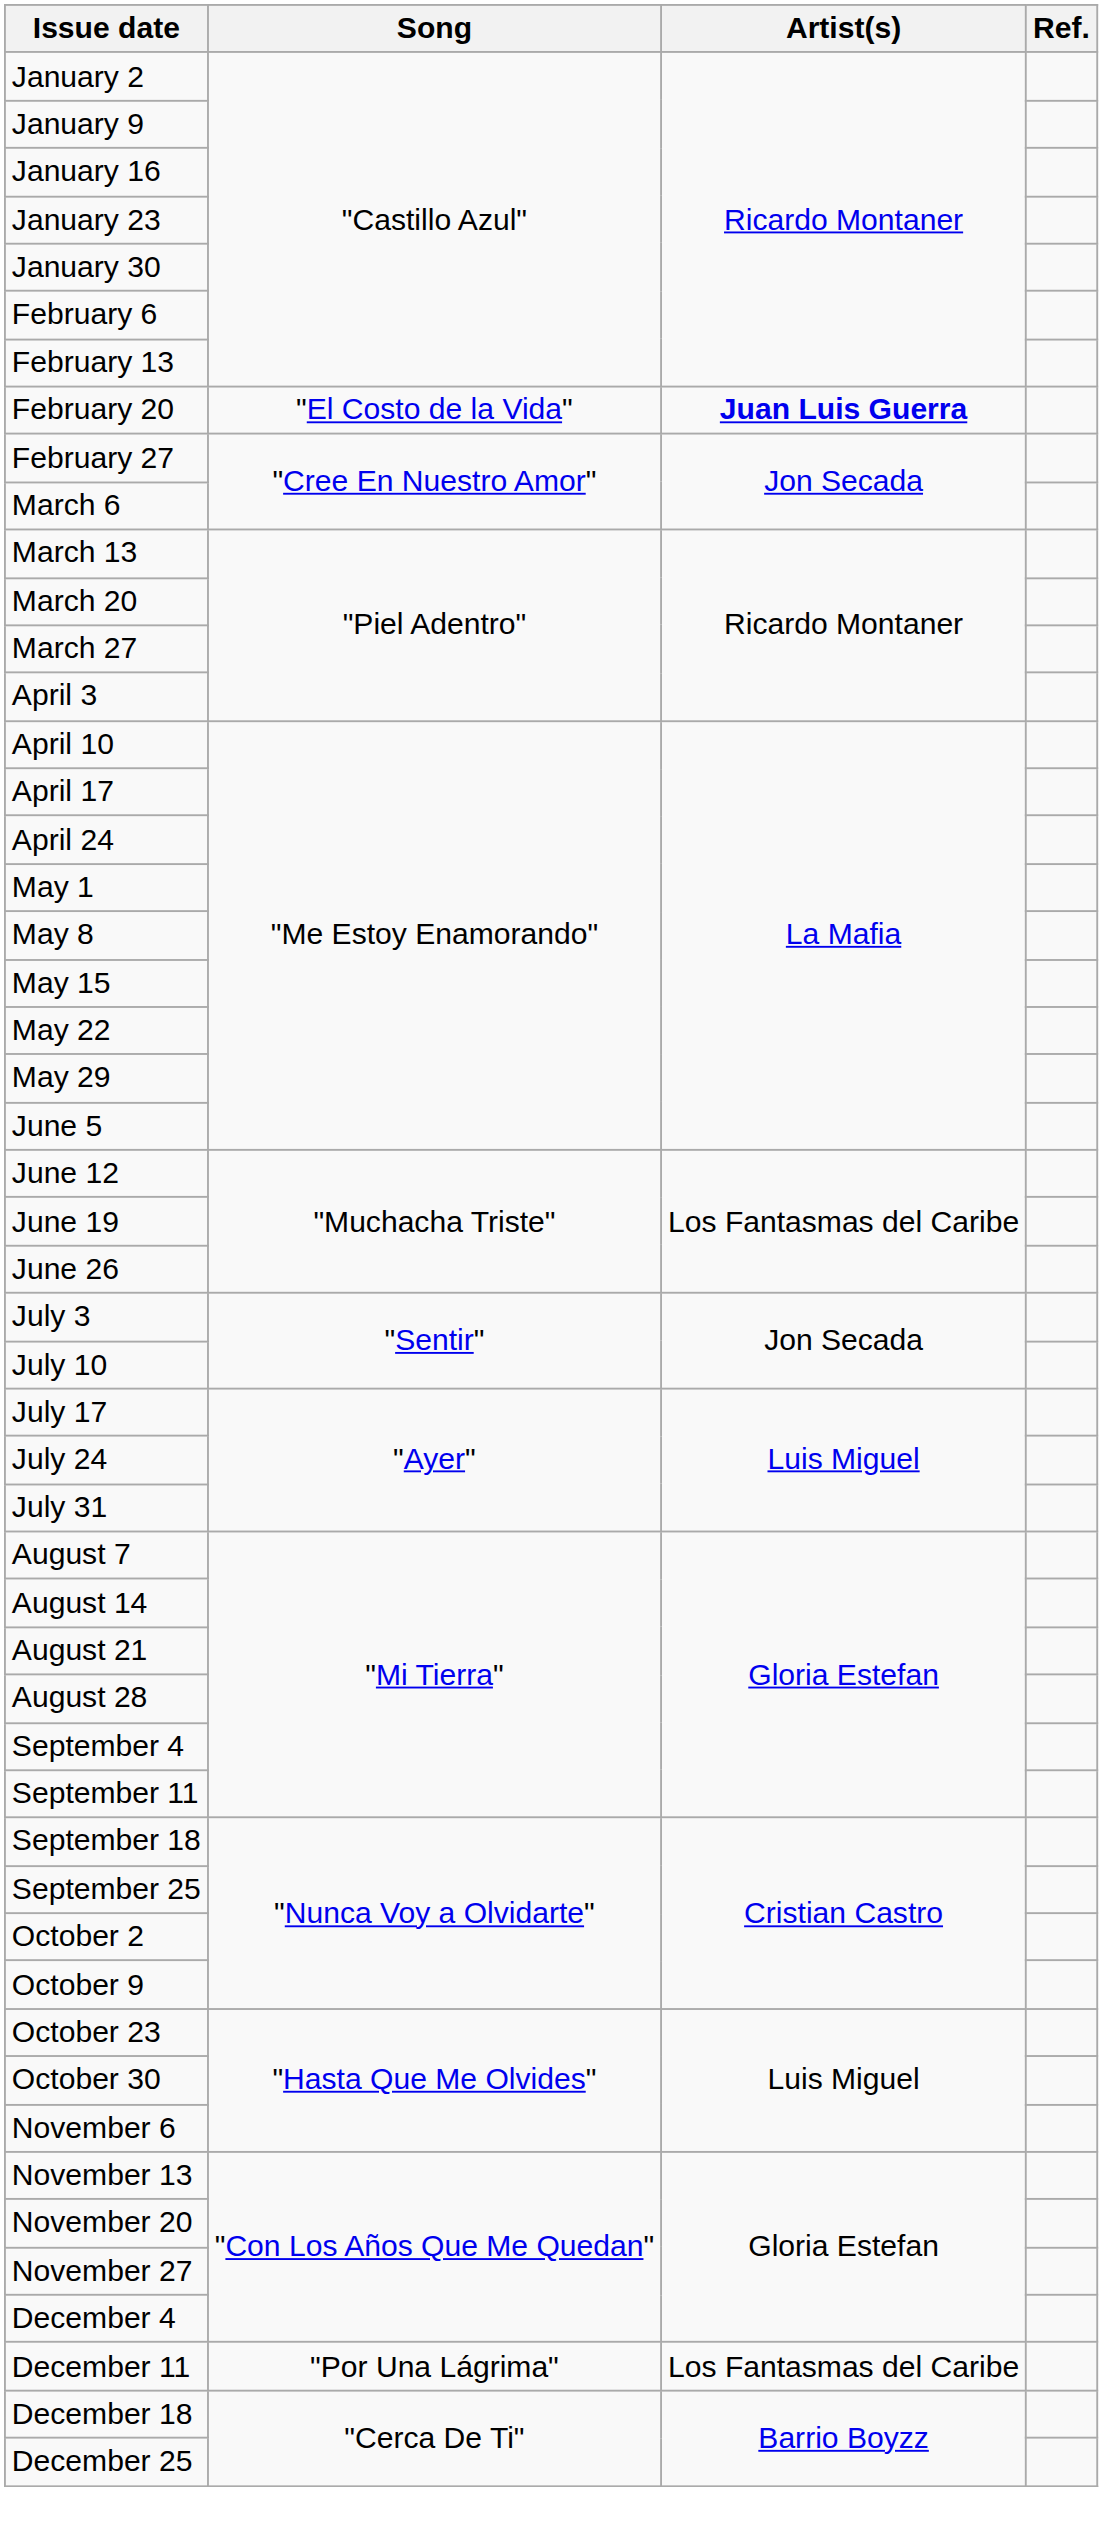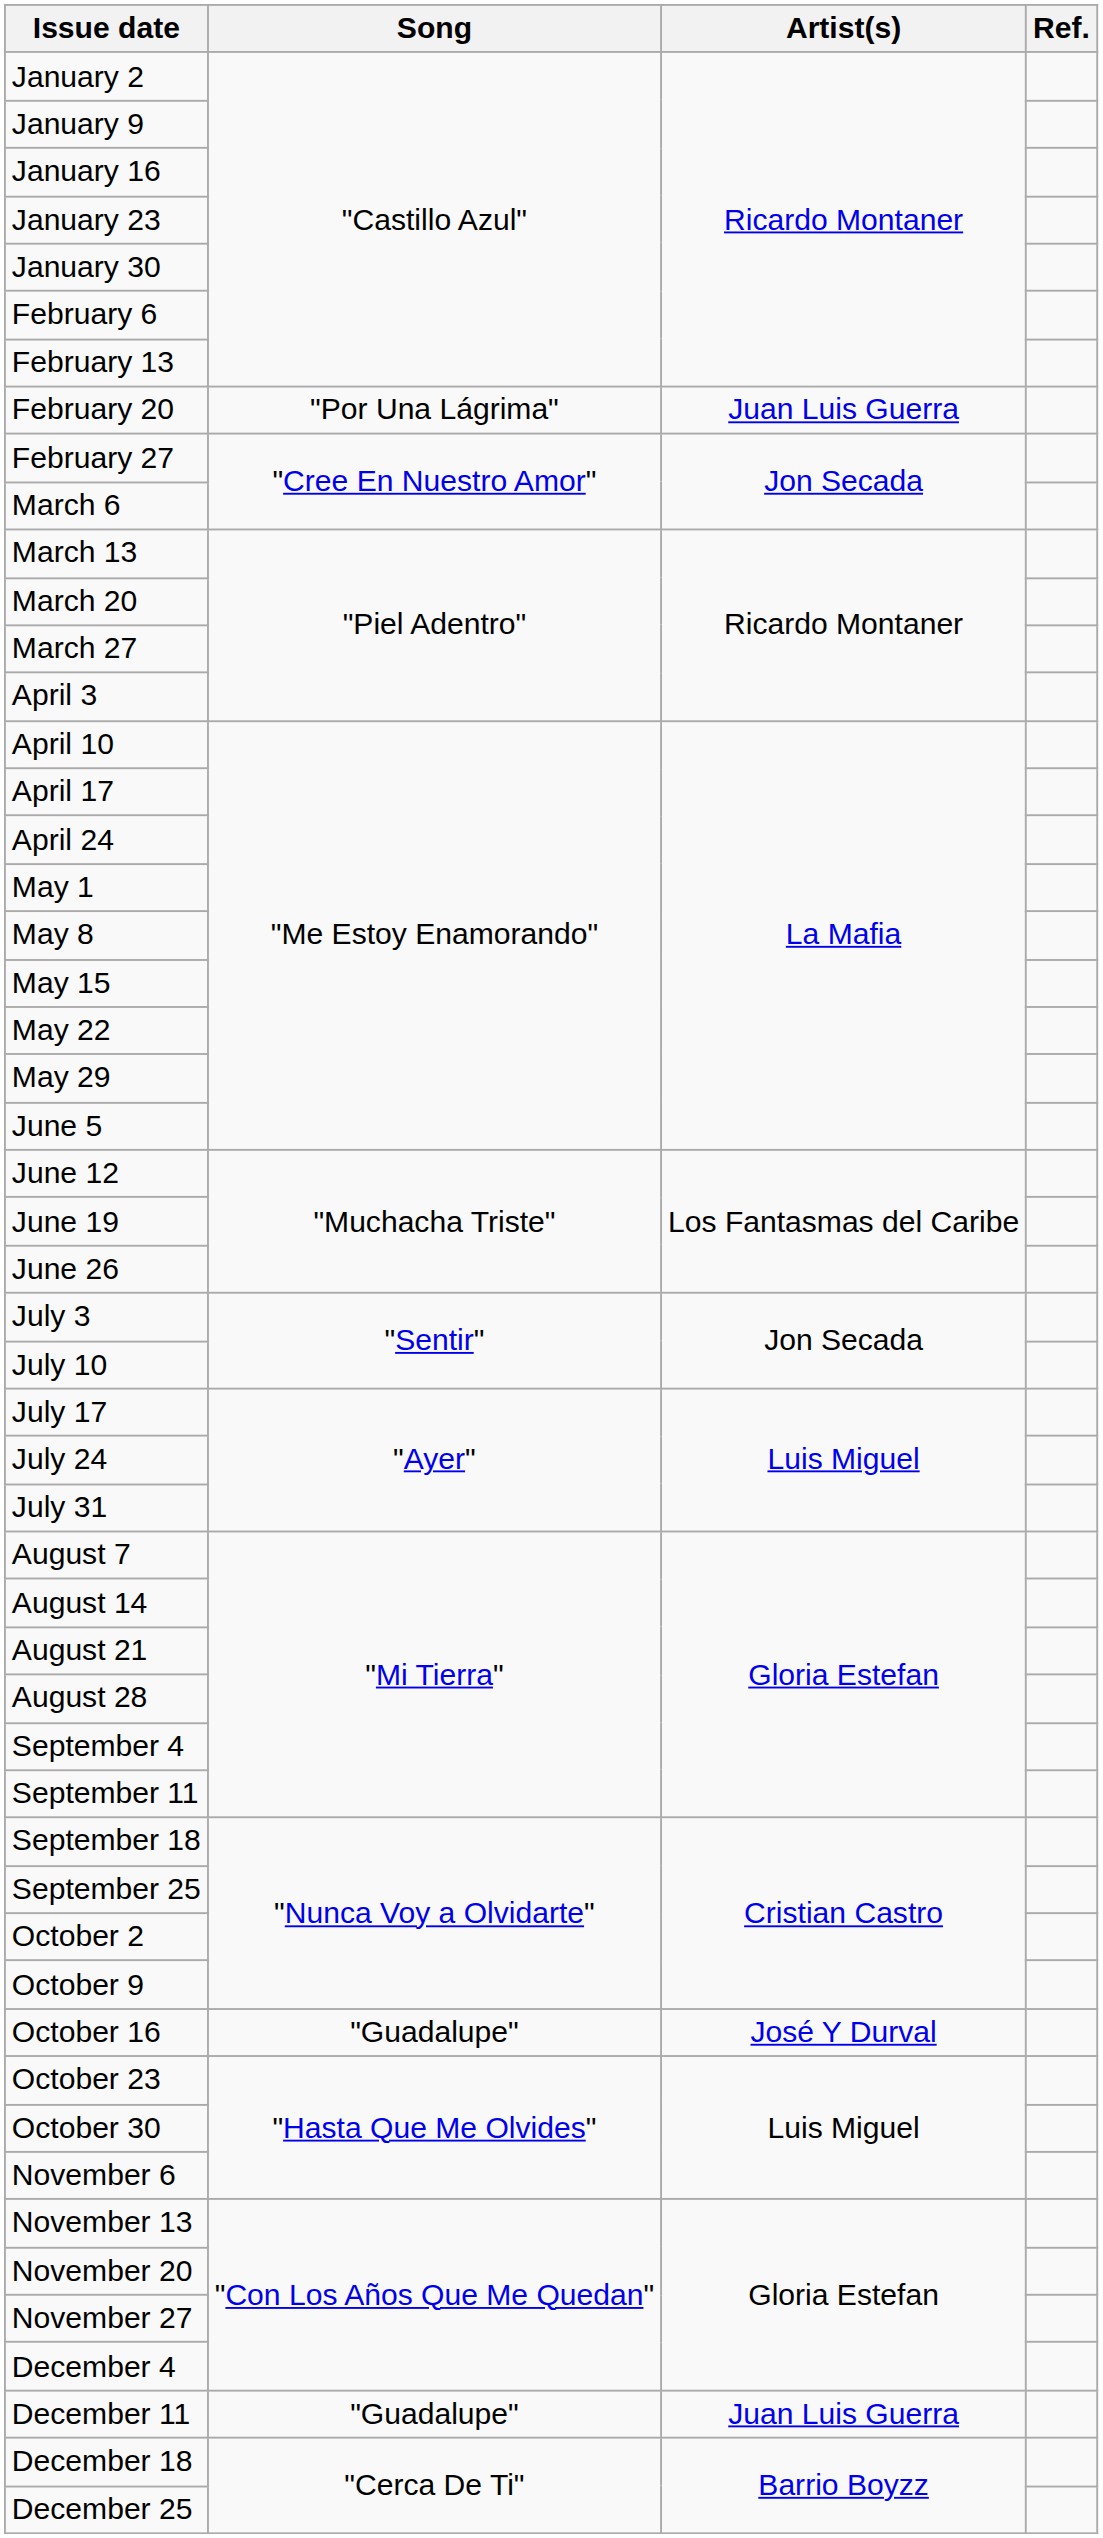(434, 409) "El Costo de la Vida" -> (434, 409) "Por Una Lágrima"
(844, 409) bold -> (844, 409) normal
+ row: (86, 2031)
(434, 2365) "Por Una Lágrima" -> (434, 2413) "Guadalupe"
(844, 2365) Los Fantasmas del Caribe -> (844, 2413) Juan Luis Guerra
